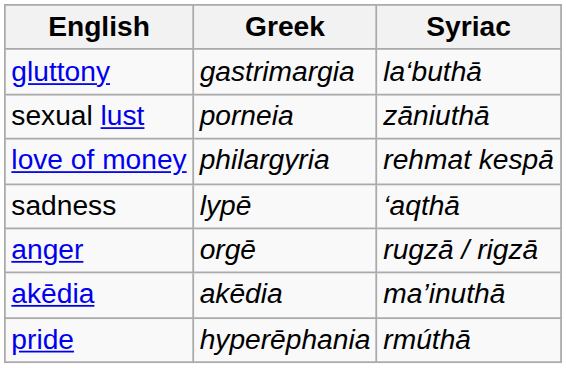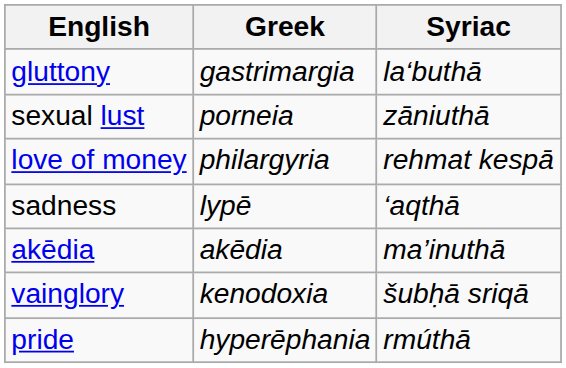- row: (47, 250)
+ row: (68, 294)
